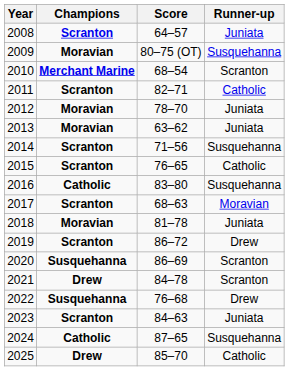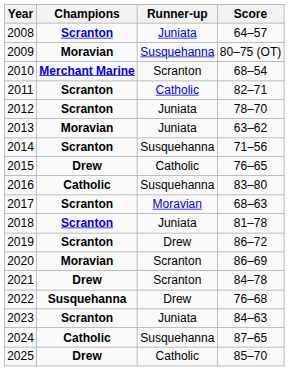columns swapped: (171, 14) <-> (244, 14)
(87, 109) Moravian -> (87, 109) Scranton
(87, 166) Scranton -> (87, 166) Drew
(87, 223) Moravian -> (87, 223) Scranton
(87, 261) Susquehanna -> (87, 261) Moravian
